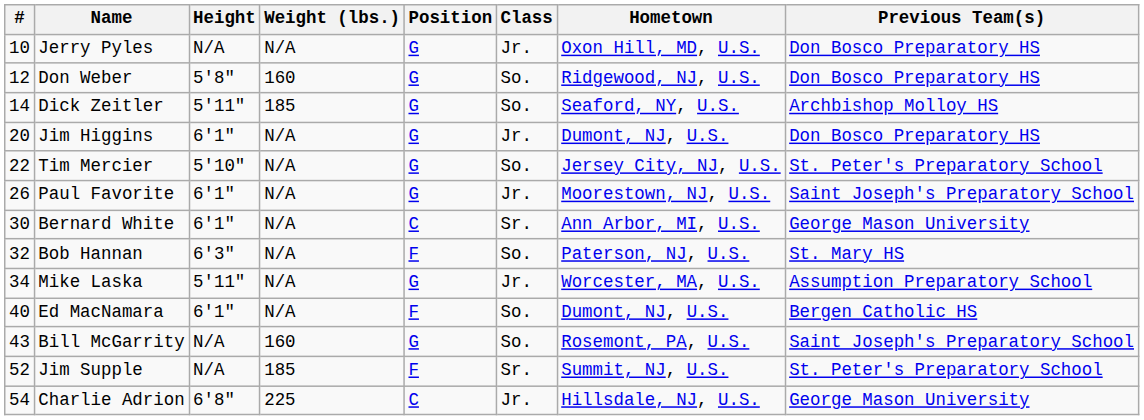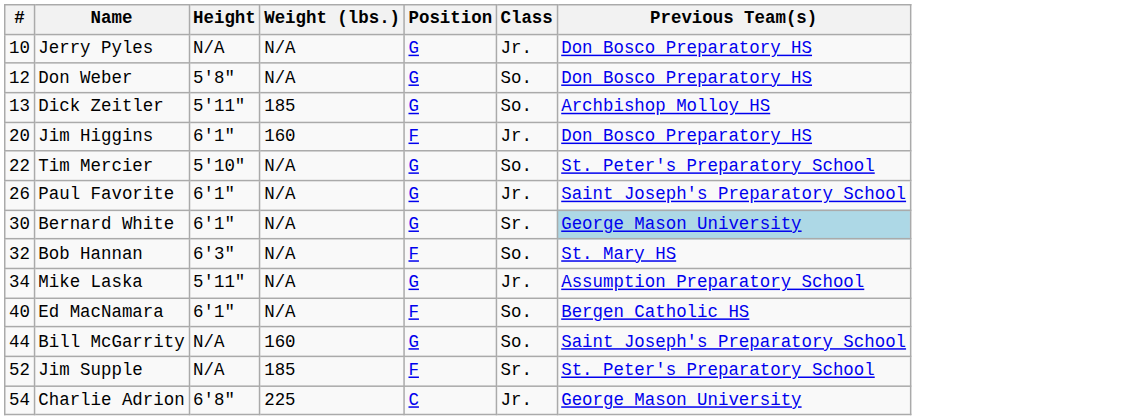- column: (671, 19)
(280, 78) 160 -> (280, 78) N/A
(19, 107) 14 -> (19, 107) 13
(280, 136) N/A -> (280, 136) 160
(414, 136) G -> (414, 136) F
(414, 224) C -> (414, 224) G
(909, 224) no background -> (681, 224) lightblue background
(19, 341) 43 -> (19, 341) 44
